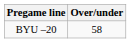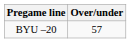(97, 29) 58 -> (97, 29) 57
